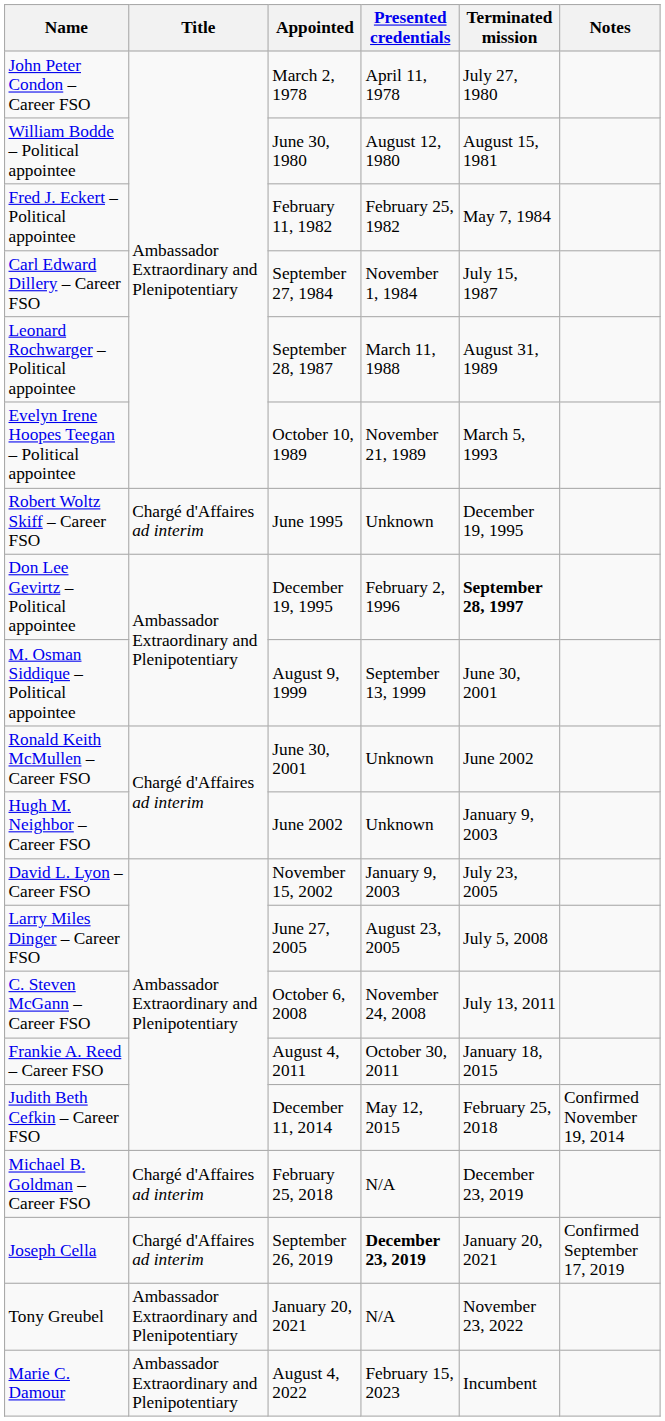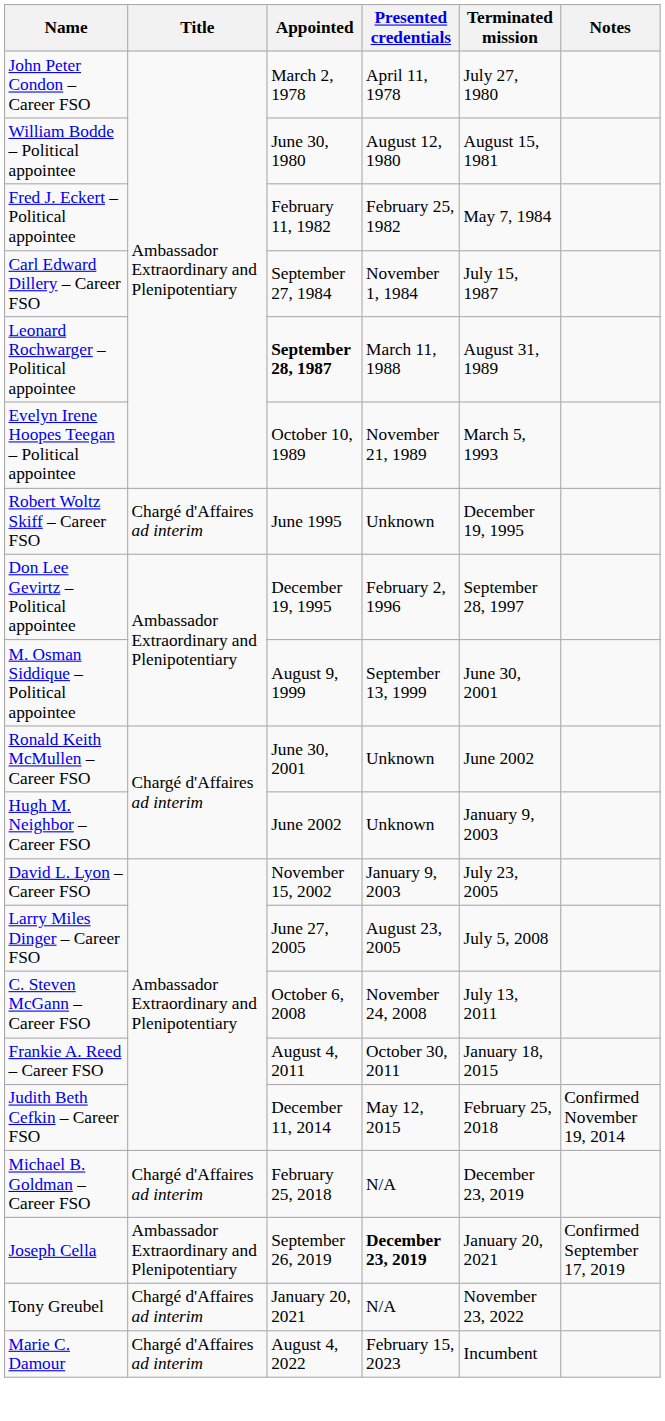(309, 359) normal -> (311, 359) bold
(503, 597) bold -> (500, 597) normal
(193, 1250) Chargé d'Affaires ad interim -> (194, 1250) Ambassador Extraordinary and Plenipotentiary
(195, 1316) Ambassador Extraordinary and Plenipotentiary -> (193, 1306) Chargé d'Affaires ad interim
(195, 1382) Ambassador Extraordinary and Plenipotentiary -> (193, 1353) Chargé d'Affaires ad interim
